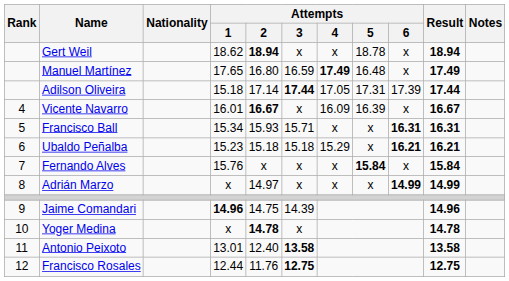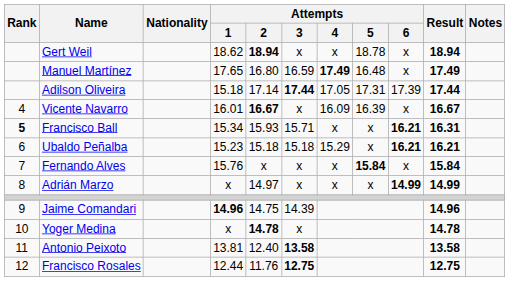(22, 128) normal -> (22, 128) bold
(406, 128) 16.31 -> (406, 128) 16.21
(228, 247) 13.01 -> (228, 247) 13.81
